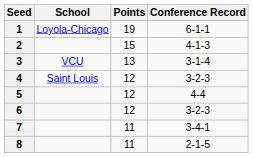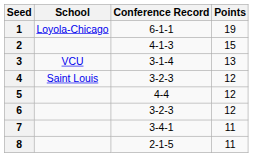columns swapped: (198, 12) <-> (129, 12)
